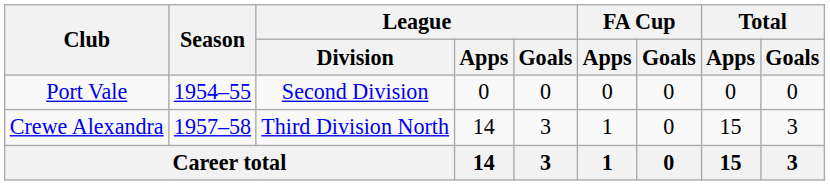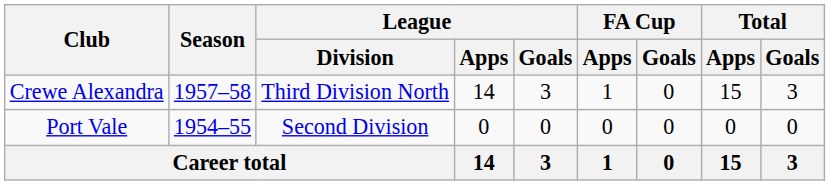rows swapped: (87, 92) <-> (87, 127)
